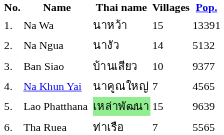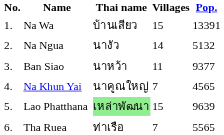(111, 25) นาหว้า -> (115, 25) บ้านเสียว
(115, 66) บ้านเสียว -> (111, 66) นาหว้า
(158, 66) 10 -> (158, 66) 11
